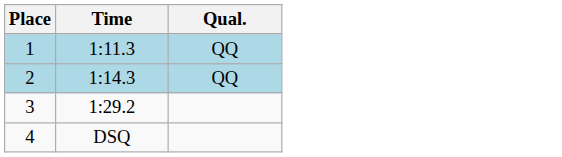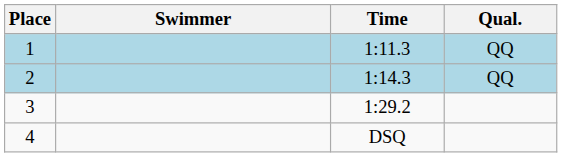+ column: (193, 19)
